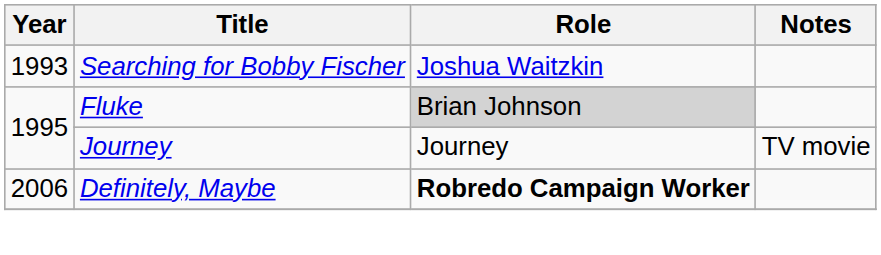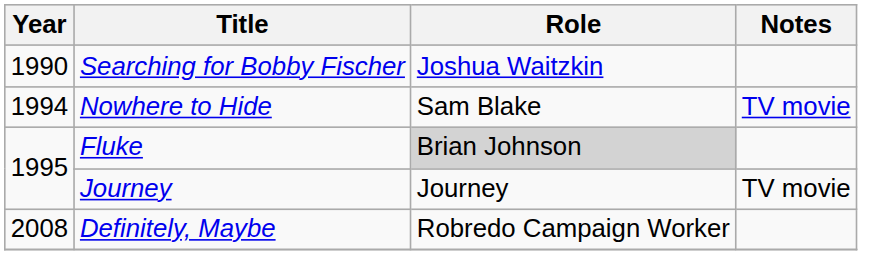(39, 65) 1993 -> (39, 65) 1990
+ row: (176, 106)
(39, 188) 2006 -> (39, 229) 2008
(583, 188) bold -> (573, 229) normal
